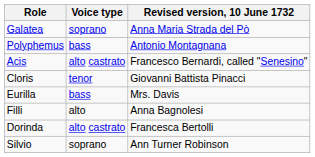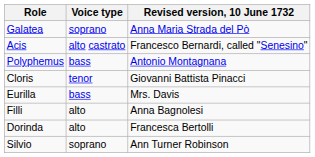rows swapped: (17, 62) <-> (35, 45)
(97, 128) alto castrato -> (77, 128) alto
